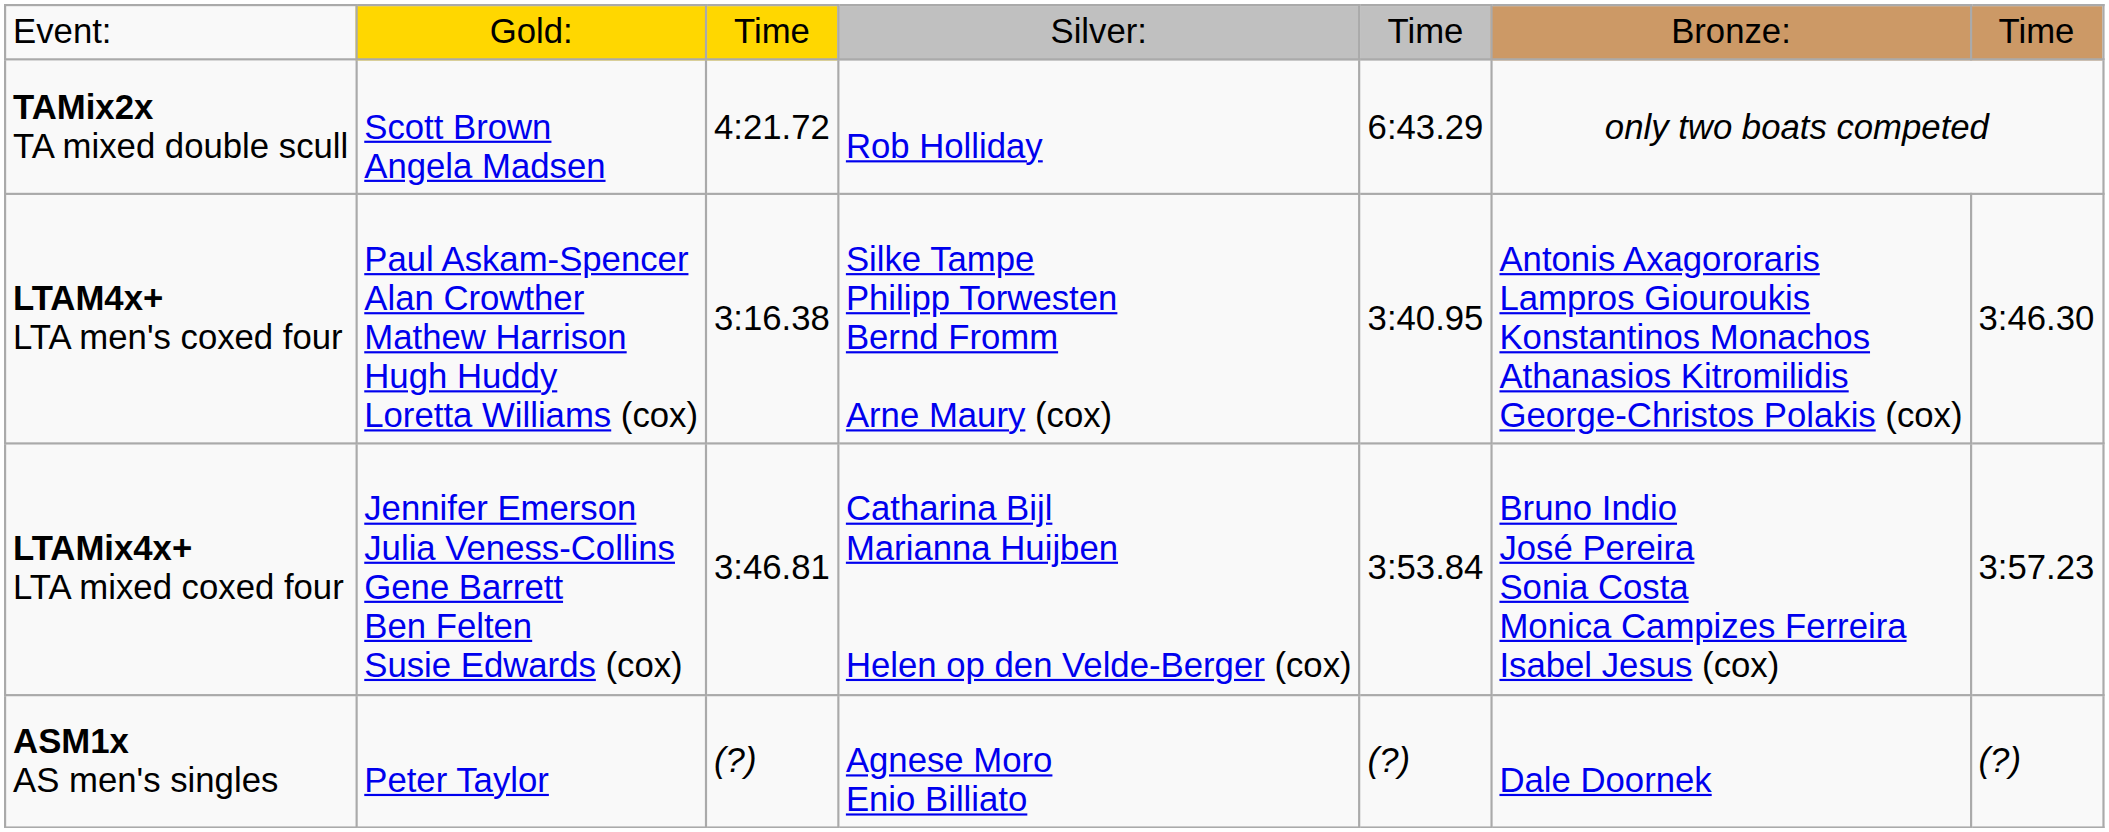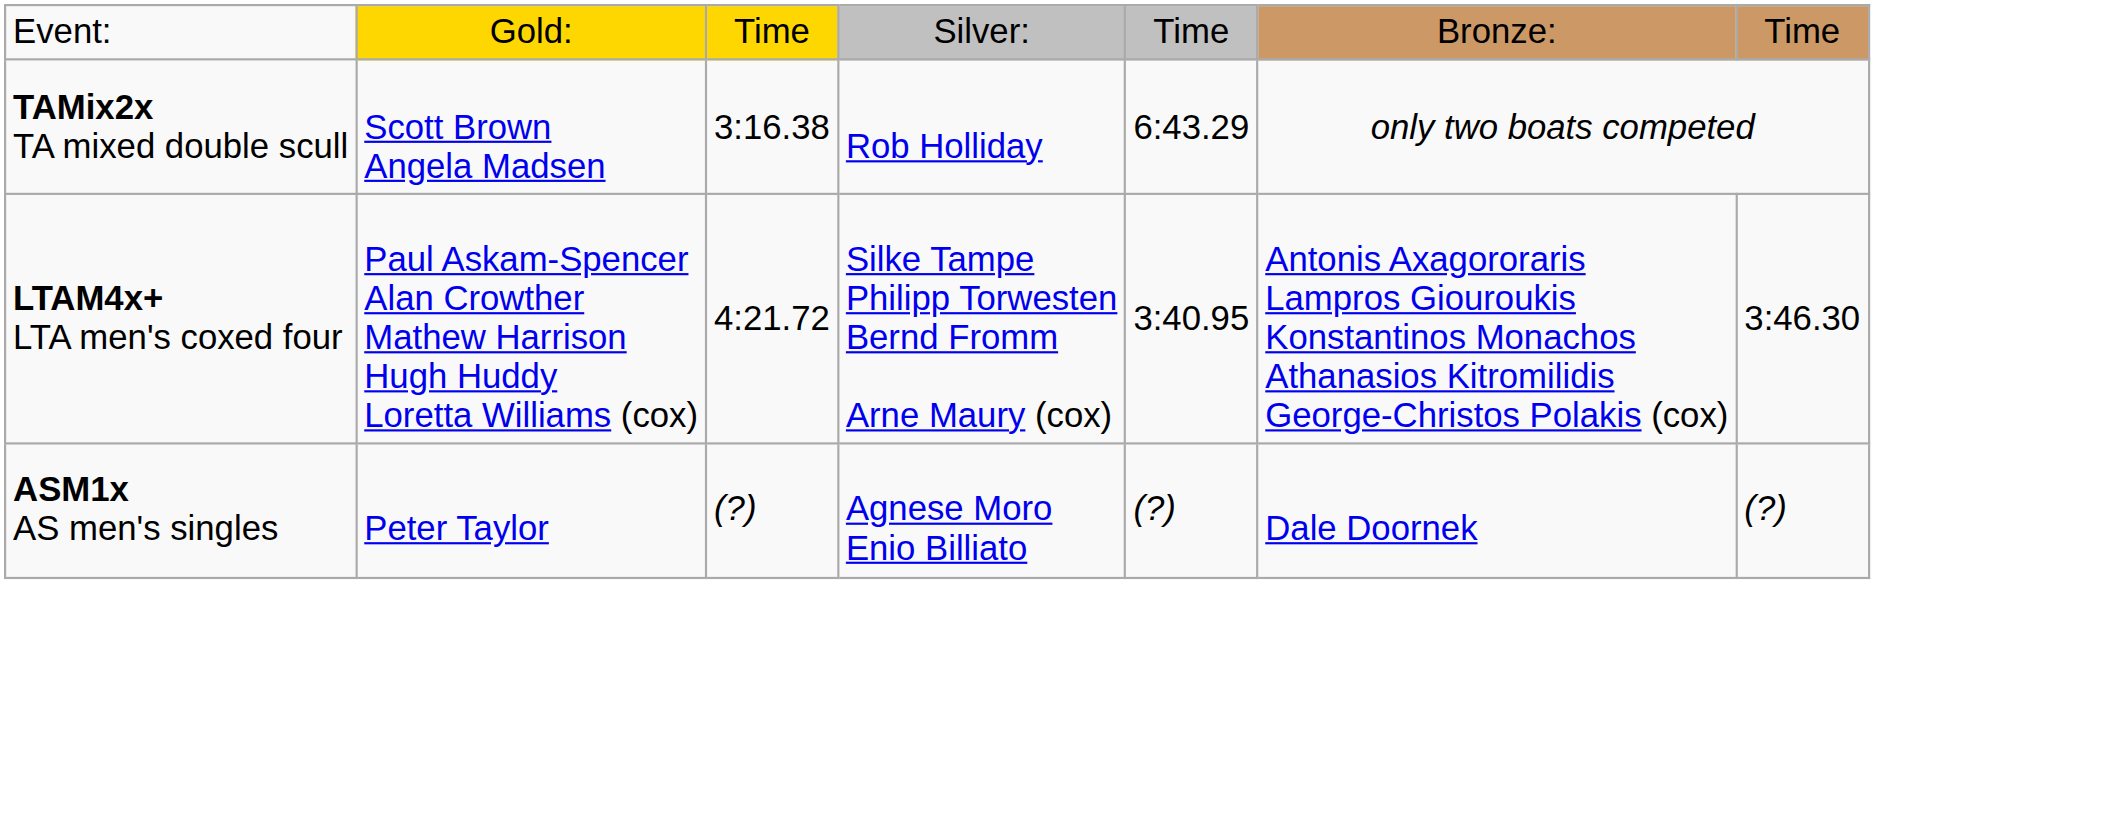(772, 126) 4:21.72 -> (772, 126) 3:16.38
(772, 317) 3:16.38 -> (772, 317) 4:21.72
- row: (178, 568)
